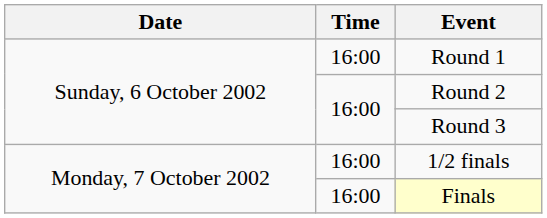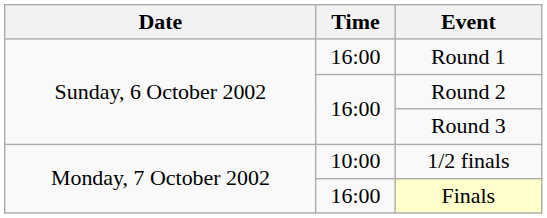(355, 160) 16:00 -> (355, 160) 10:00
